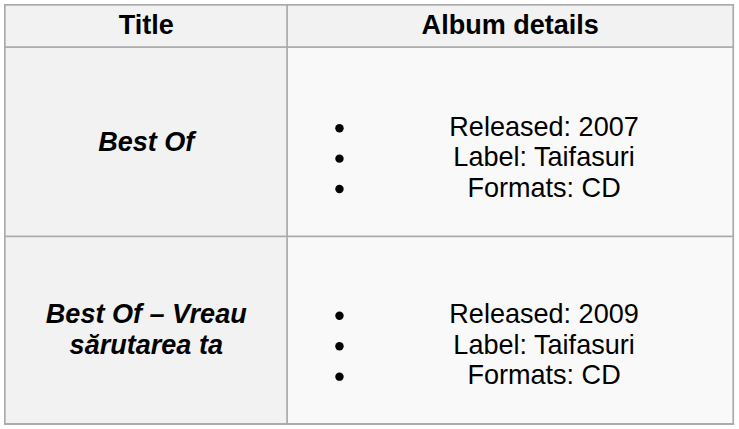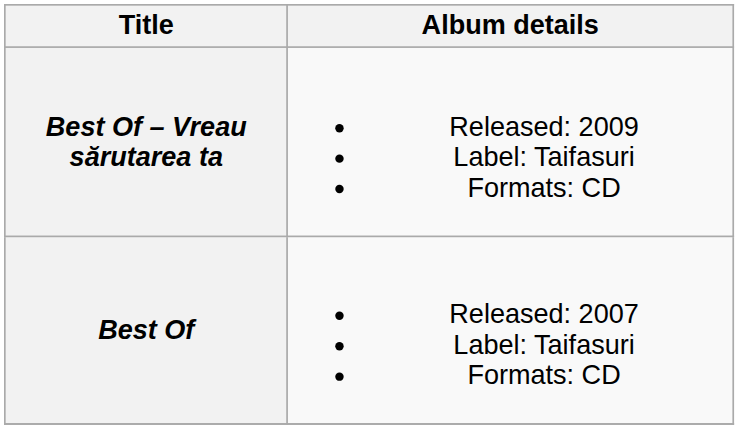rows swapped: (146, 141) <-> (146, 329)
